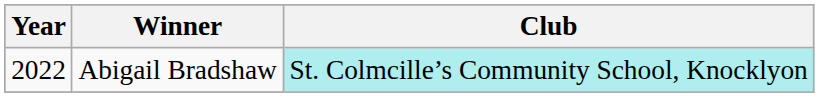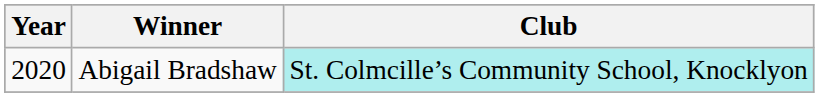(39, 69) 2022 -> (39, 69) 2020
